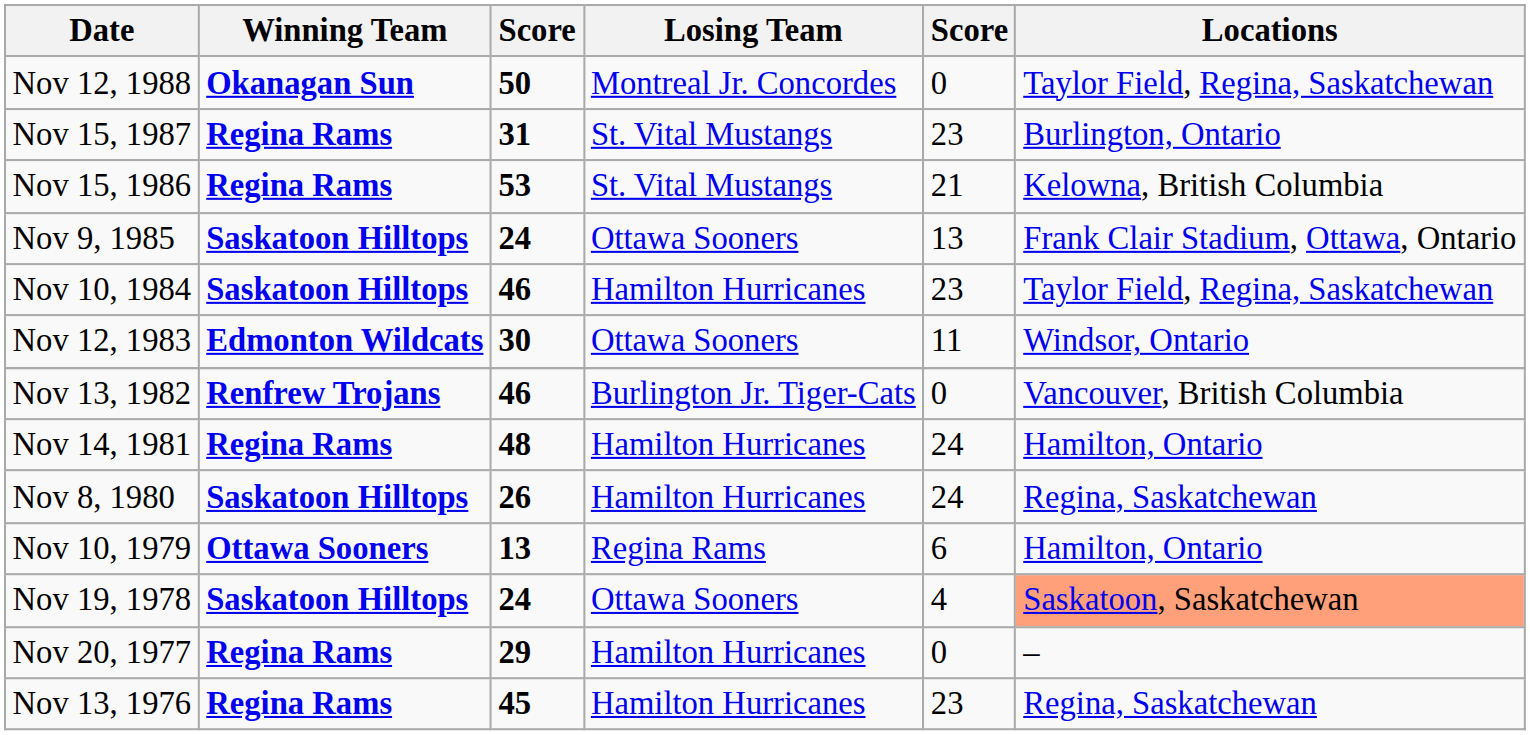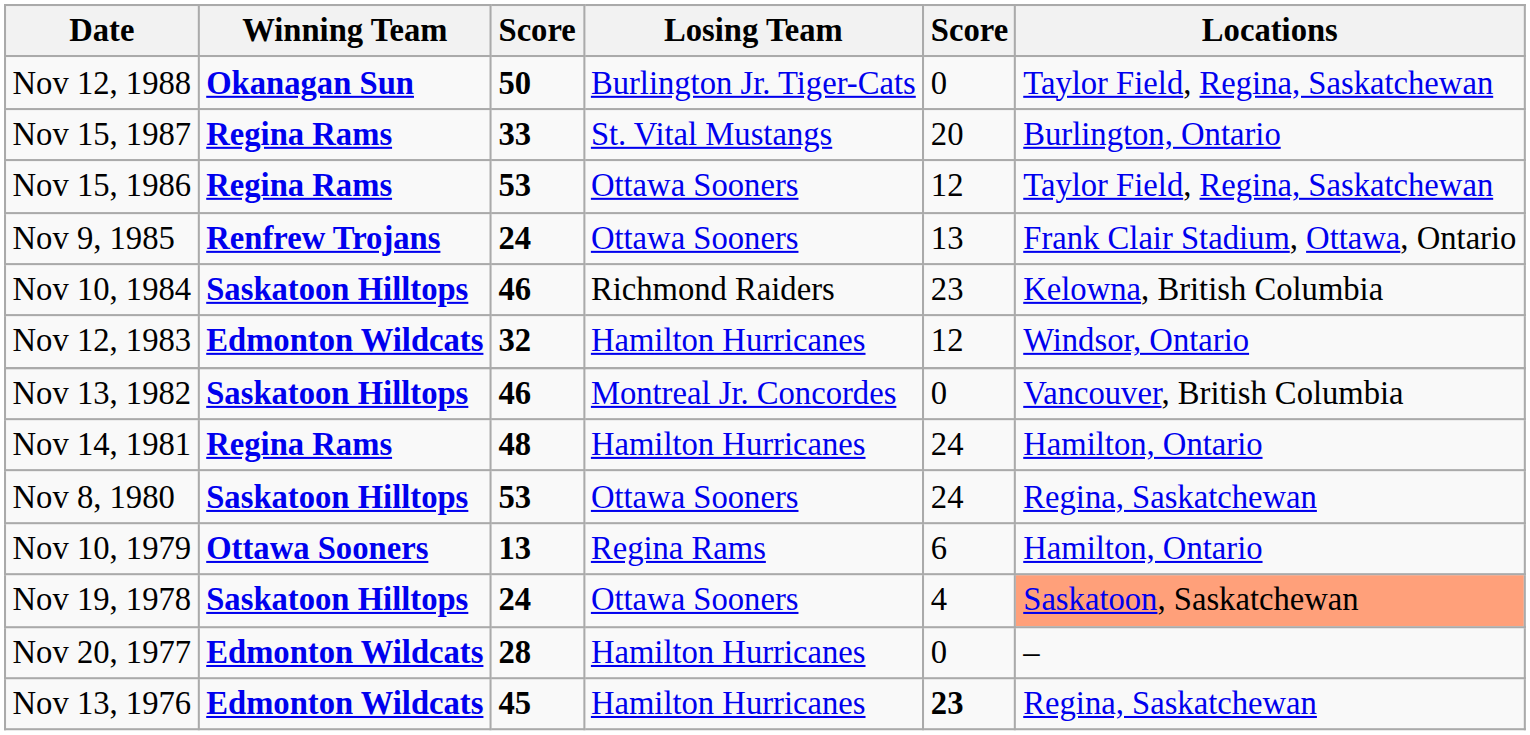(744, 82) Montreal Jr. Concordes -> (753, 82) Burlington Jr. Tiger-Cats
(515, 133) 31 -> (515, 133) 33
(947, 133) 23 -> (947, 133) 20
(712, 185) St. Vital Mustangs -> (695, 185) Ottawa Sooners
(947, 185) 21 -> (947, 185) 12
(1203, 185) Kelowna, British Columbia -> (1258, 185) Taylor Field, Regina, Saskatchewan
(337, 237) Saskatoon Hilltops -> (323, 237) Renfrew Trojans
(728, 289) Hamilton Hurricanes -> (713, 289) Richmond Raiders
(1258, 289) Taylor Field, Regina, Saskatchewan -> (1203, 289) Kelowna, British Columbia
(515, 340) 30 -> (515, 340) 32
(695, 340) Ottawa Sooners -> (728, 340) Hamilton Hurricanes
(947, 340) 11 -> (947, 340) 12
(323, 392) Renfrew Trojans -> (337, 392) Saskatoon Hilltops
(753, 392) Burlington Jr. Tiger-Cats -> (744, 392) Montreal Jr. Concordes
(515, 496) 26 -> (515, 496) 53
(728, 496) Hamilton Hurricanes -> (695, 496) Ottawa Sooners
(299, 651) Regina Rams -> (345, 651) Edmonton Wildcats
(515, 651) 29 -> (515, 651) 28
(299, 703) Regina Rams -> (345, 703) Edmonton Wildcats
(947, 703) normal -> (947, 703) bold
